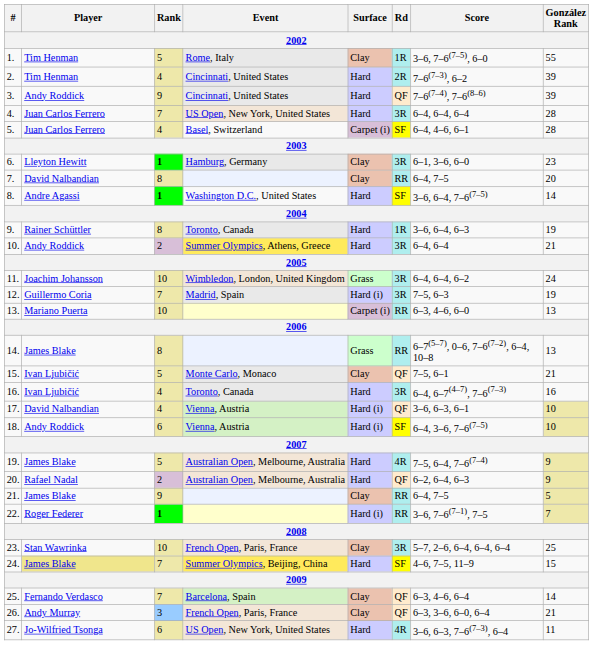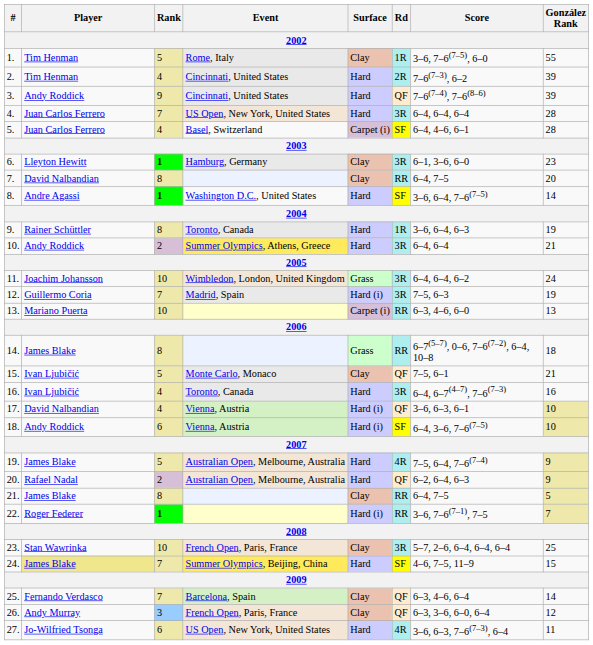(551, 350) 13 -> (551, 350) 18
(159, 496) 9 -> (159, 496) 8
(551, 612) 21 -> (551, 612) 12
